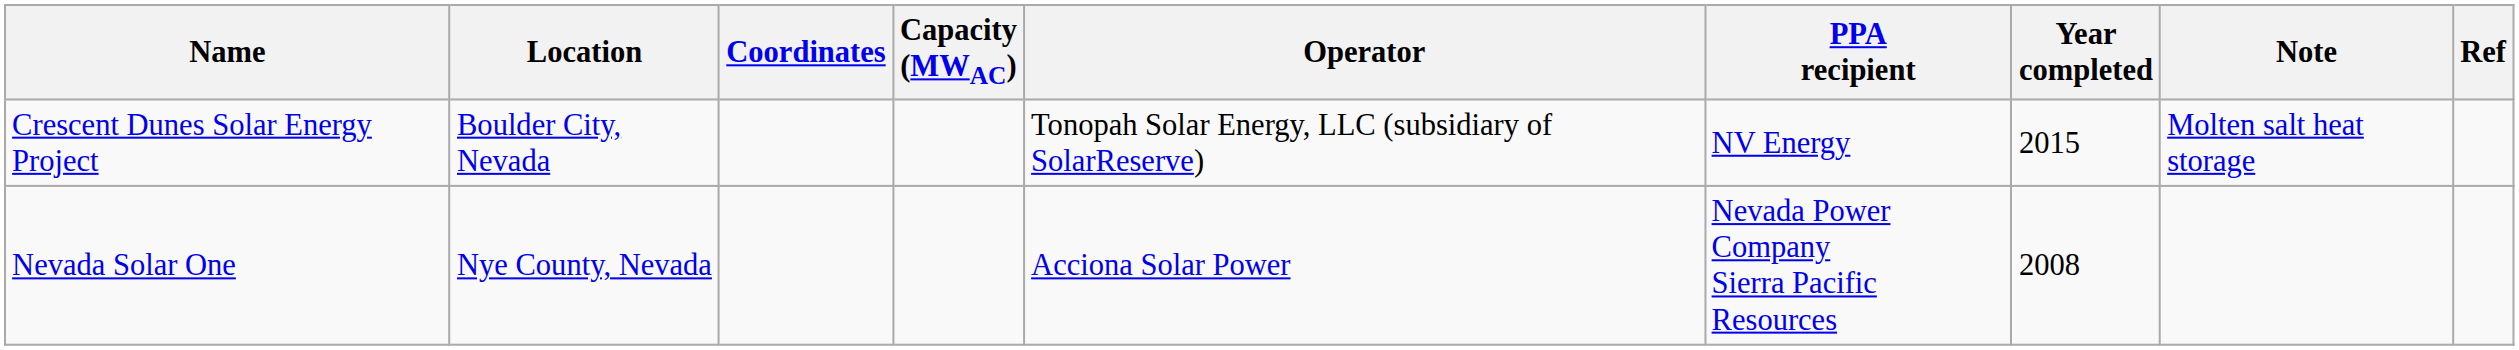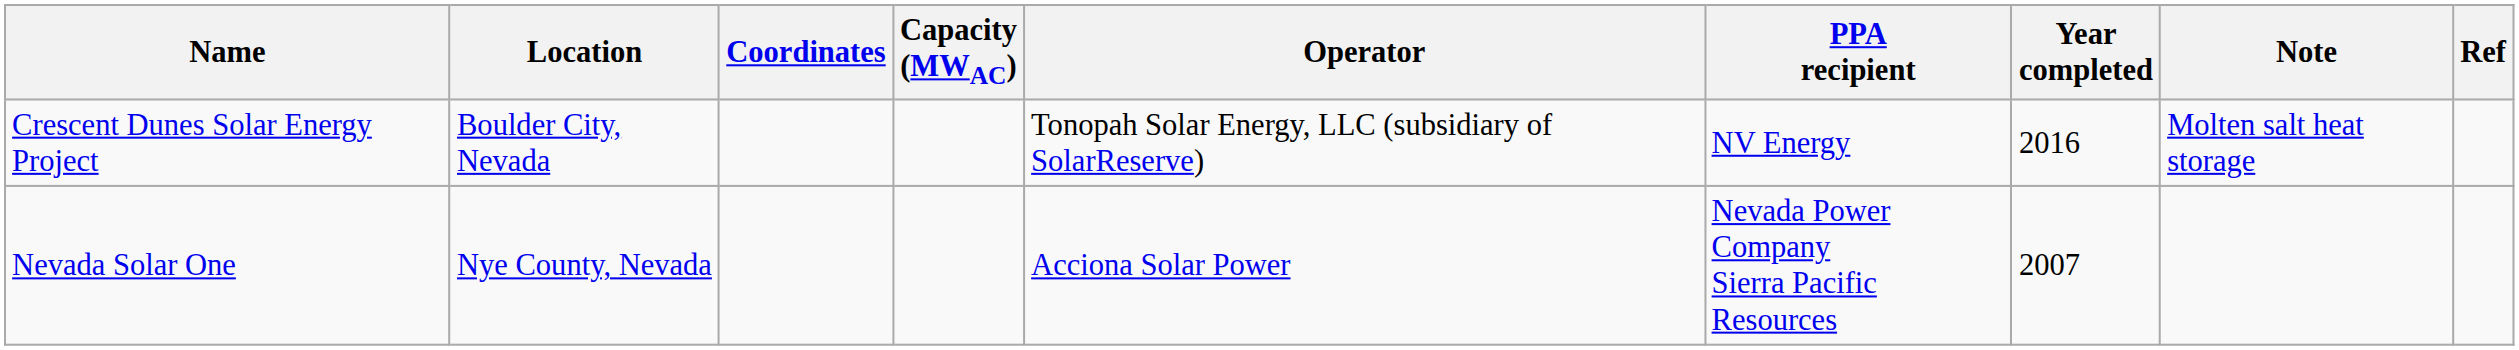(2050, 142) 2015 -> (2050, 142) 2016
(2050, 265) 2008 -> (2050, 265) 2007
